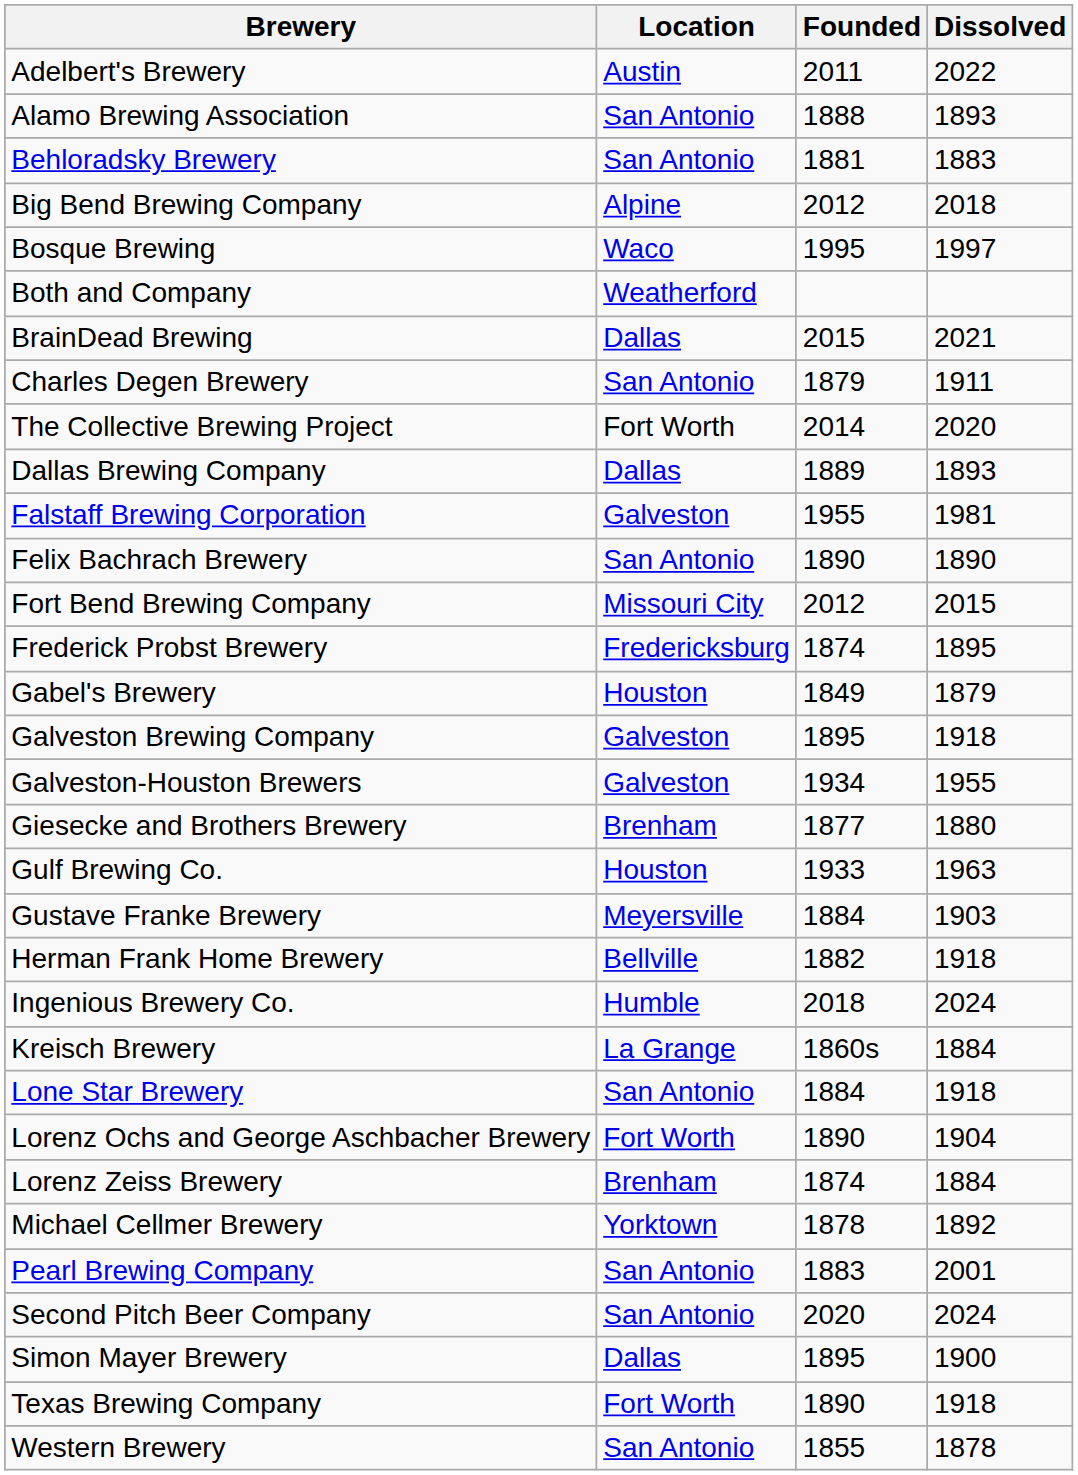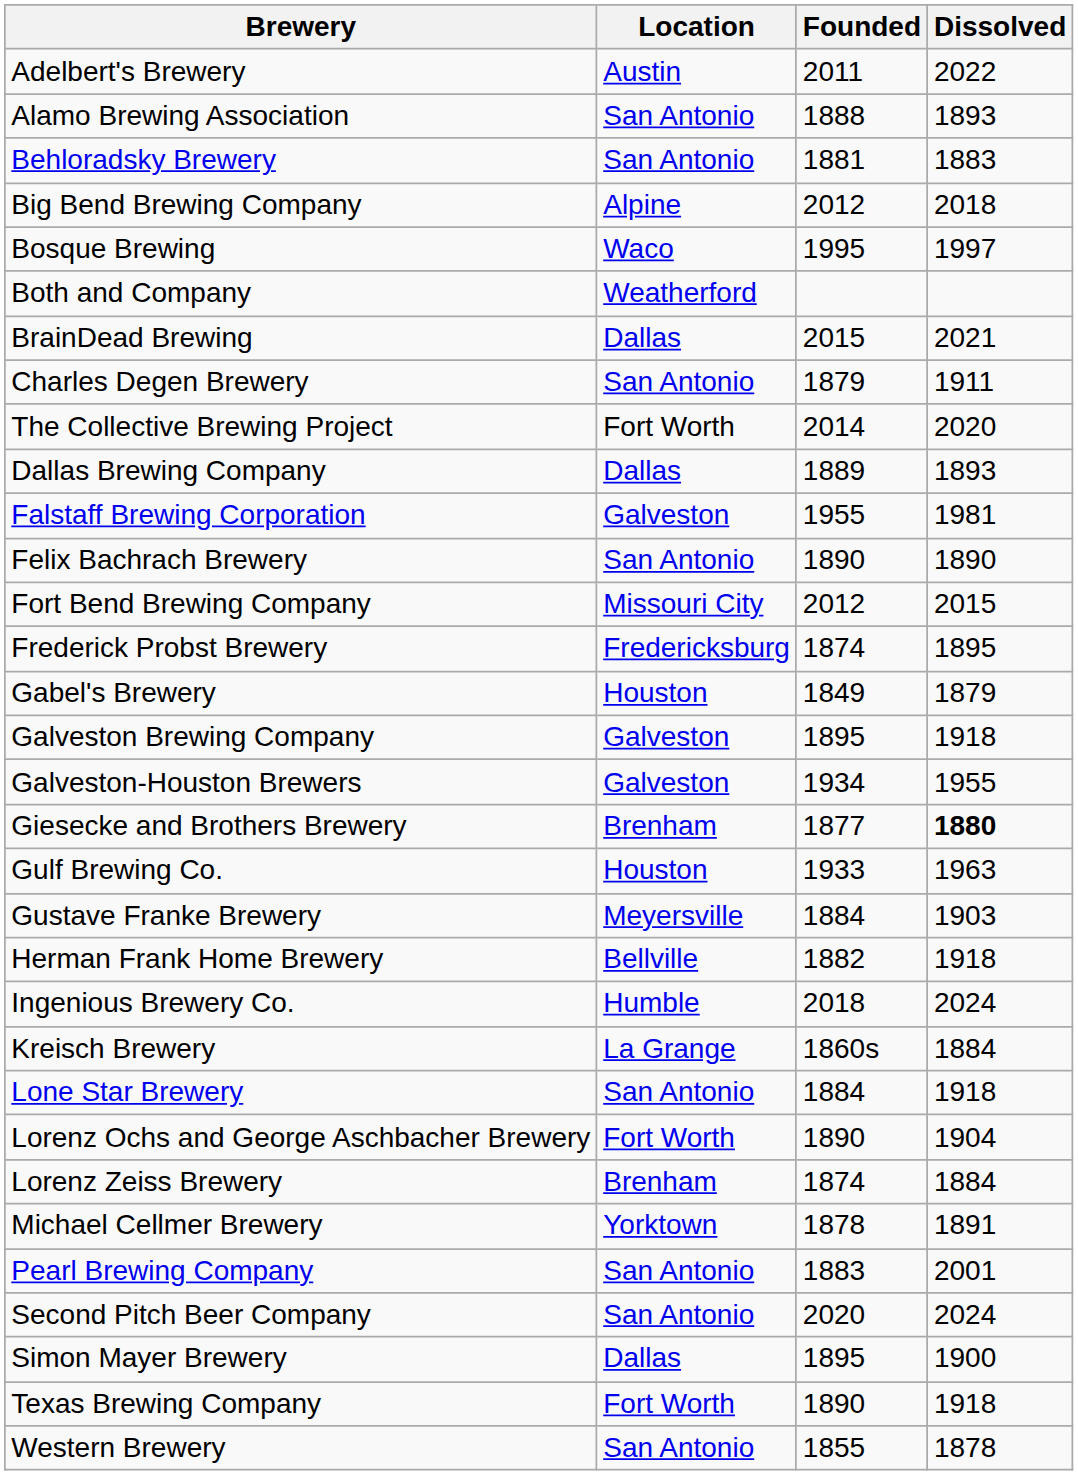(965, 826) normal -> (965, 826) bold
(965, 1225) 1892 -> (965, 1225) 1891
